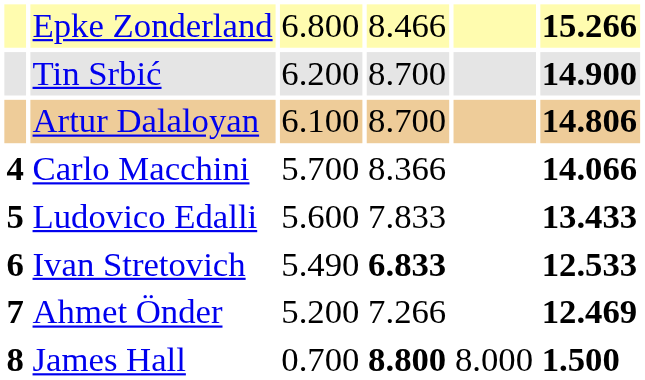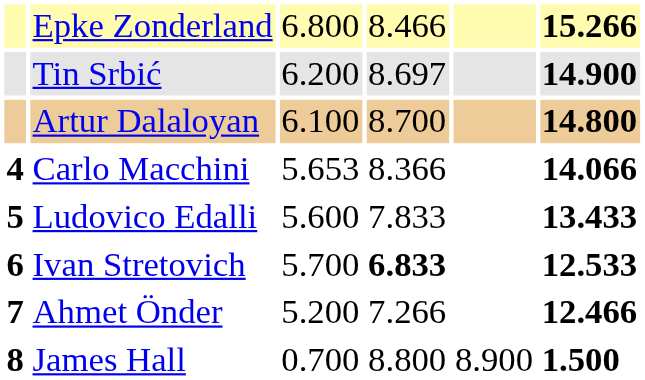(407, 73) 8.700 -> (407, 73) 8.697
(589, 120) 14.806 -> (589, 120) 14.800
(320, 168) 5.700 -> (320, 168) 5.653
(320, 264) 5.490 -> (320, 264) 5.700
(589, 311) 12.469 -> (589, 311) 12.466
(407, 359) bold -> (407, 359) normal
(494, 359) 8.000 -> (494, 359) 8.900
